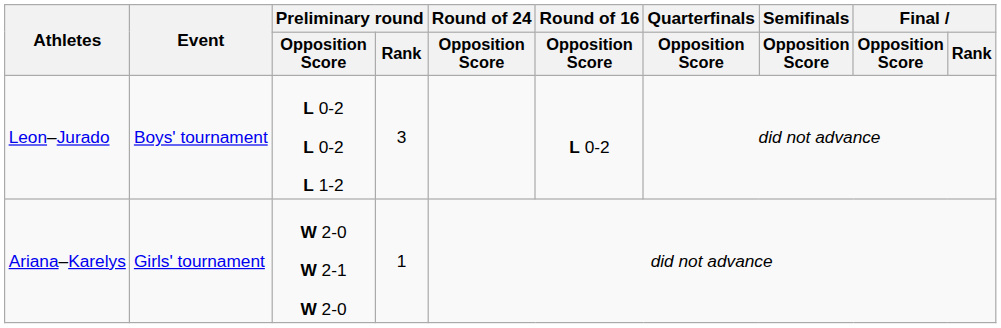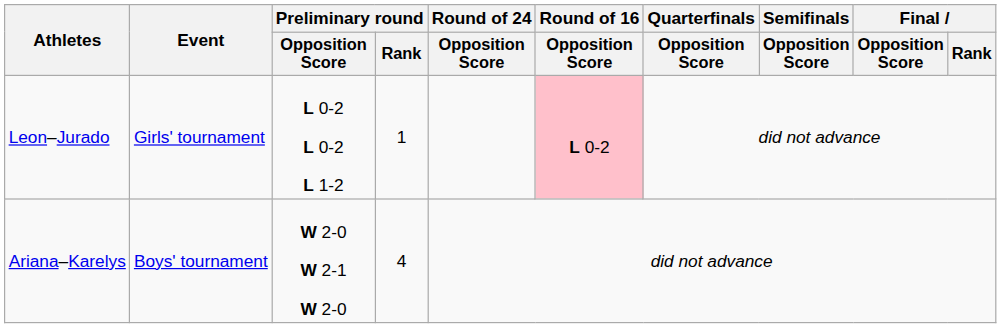(201, 138) Boys' tournament -> (199, 138) Girls' tournament
(401, 138) 3 -> (401, 138) 1
(589, 147) no background -> (589, 147) pink background
(199, 261) Girls' tournament -> (201, 261) Boys' tournament
(401, 261) 1 -> (401, 261) 4
